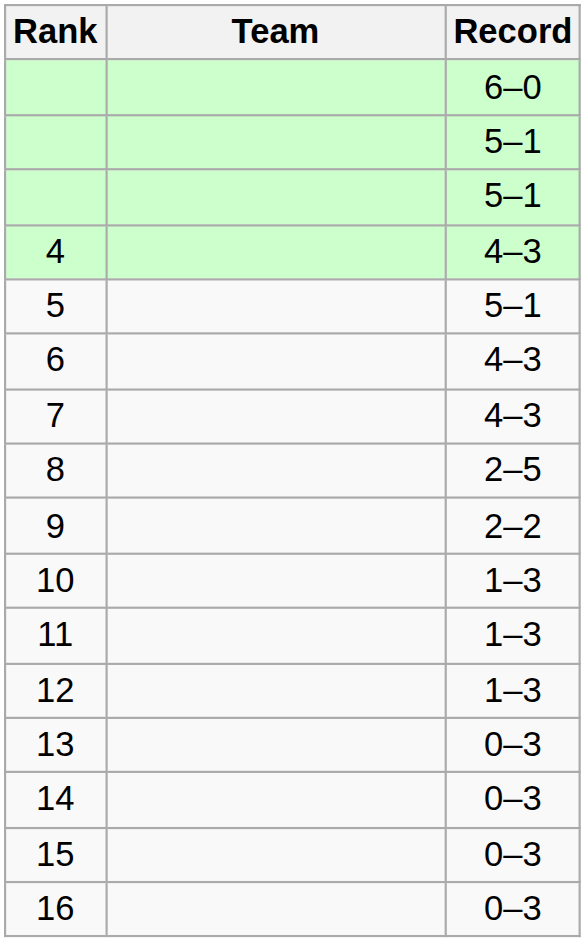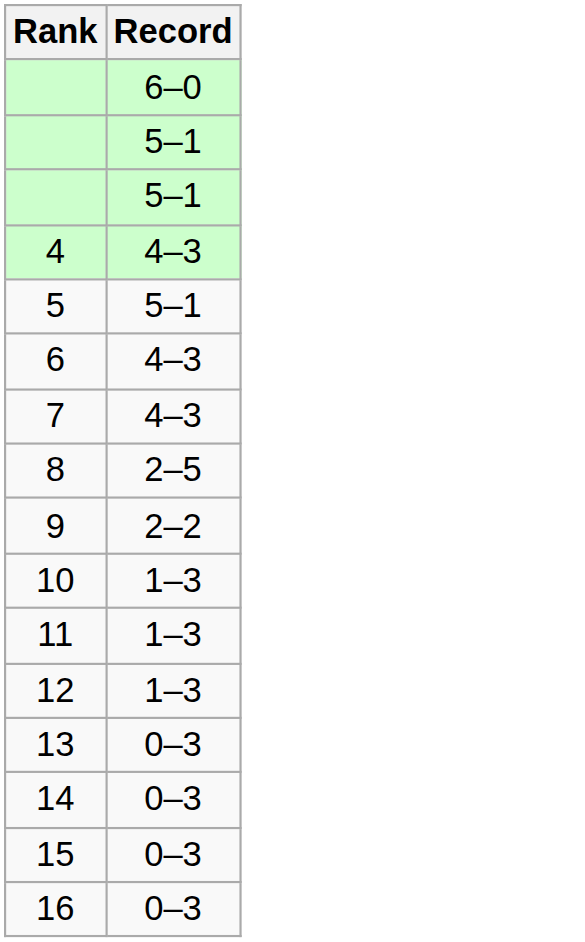- column: (275, 31)
